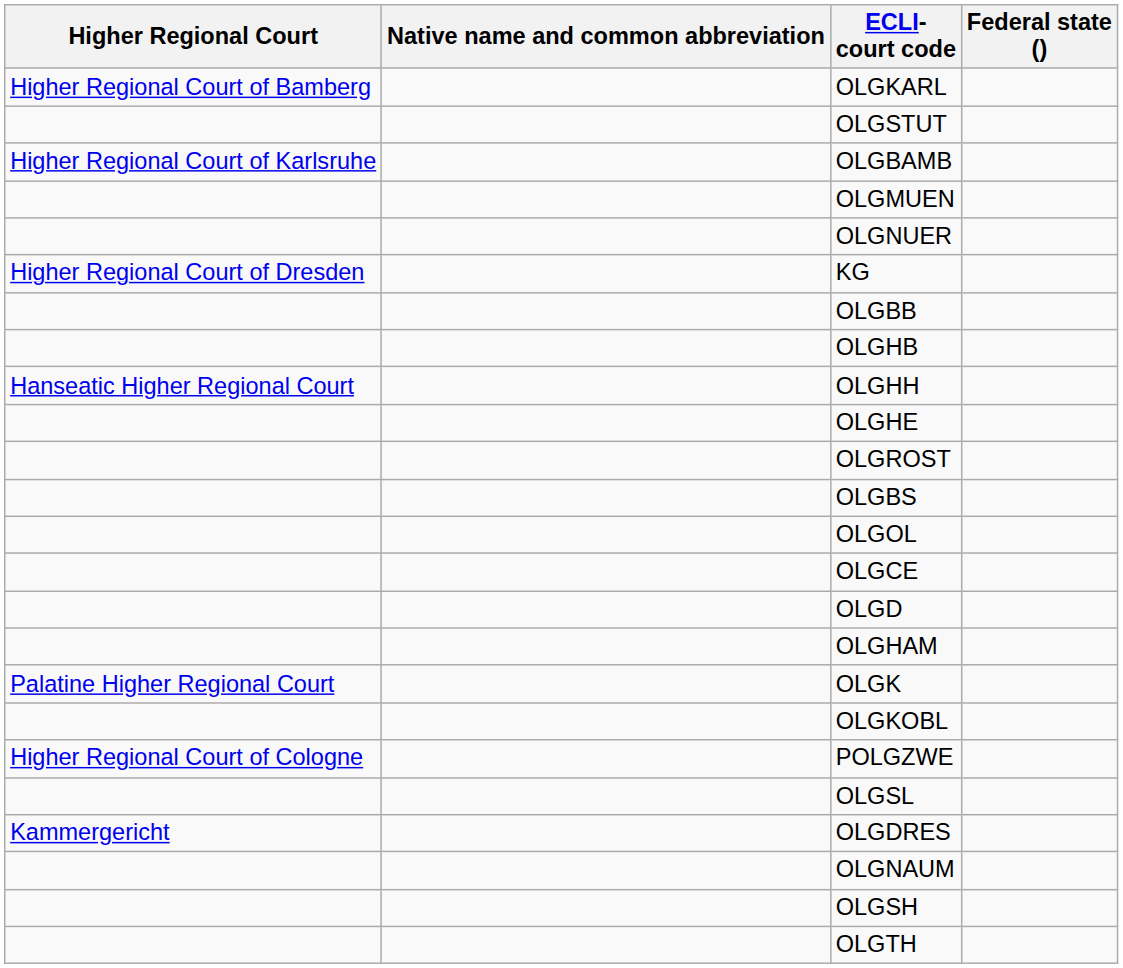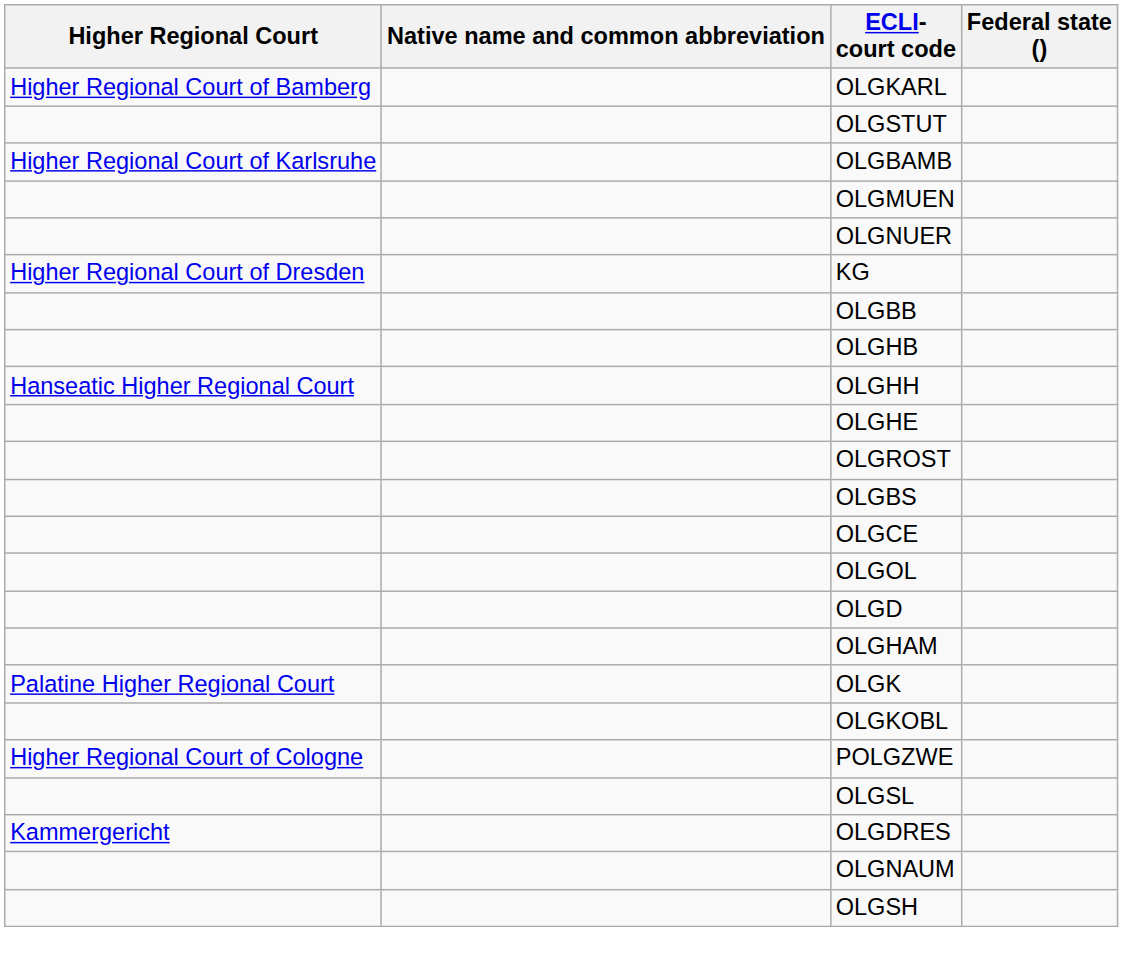rows swapped: (877, 571) <-> (876, 534)
- row: (876, 944)
